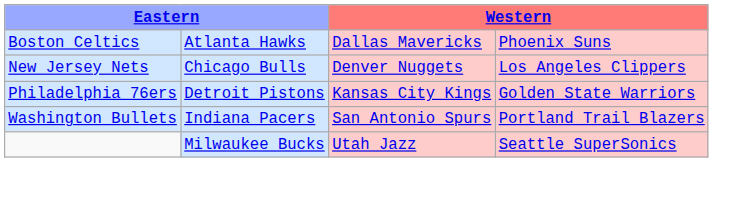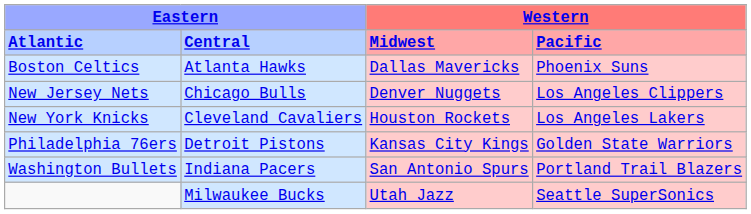+ row: (46, 43)
+ row: (79, 119)
